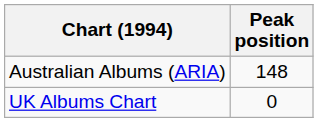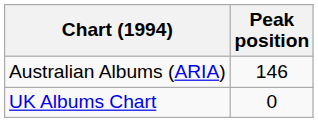(272, 71) 148 -> (272, 71) 146
